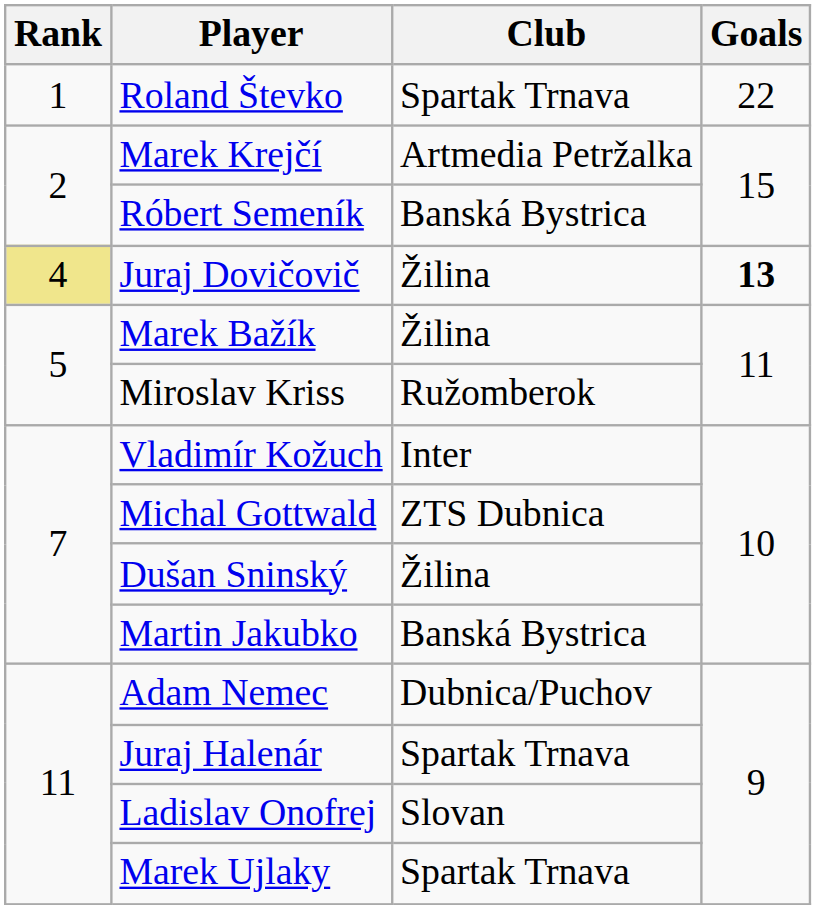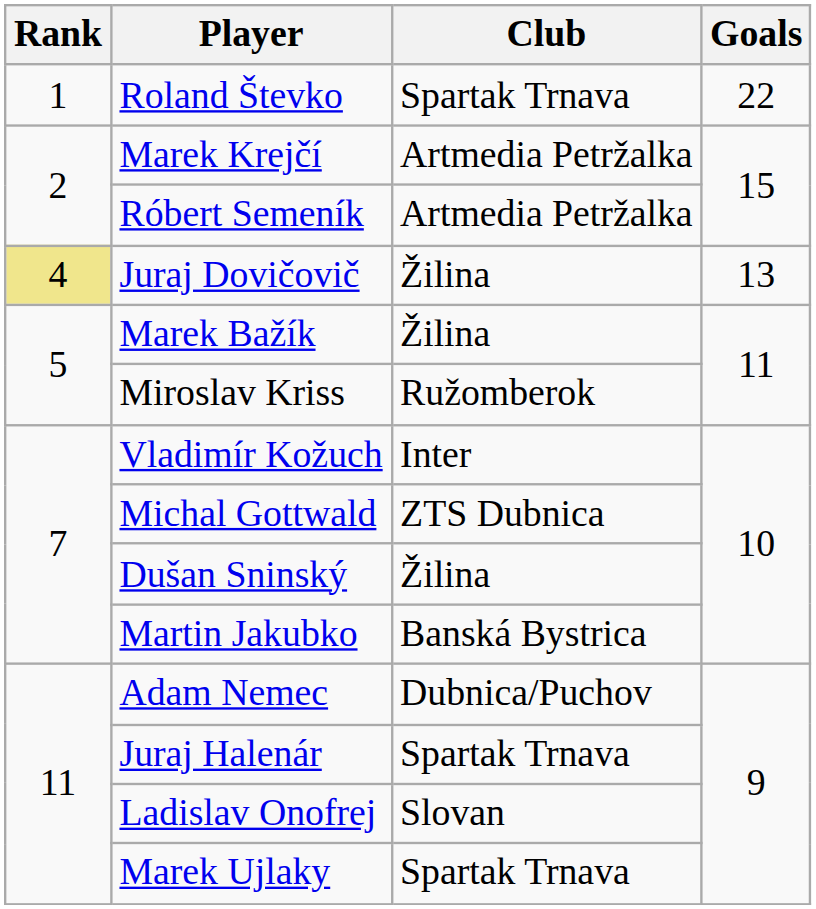(523, 214) Banská Bystrica -> (546, 214) Artmedia Petržalka
(756, 273) bold -> (756, 273) normal
